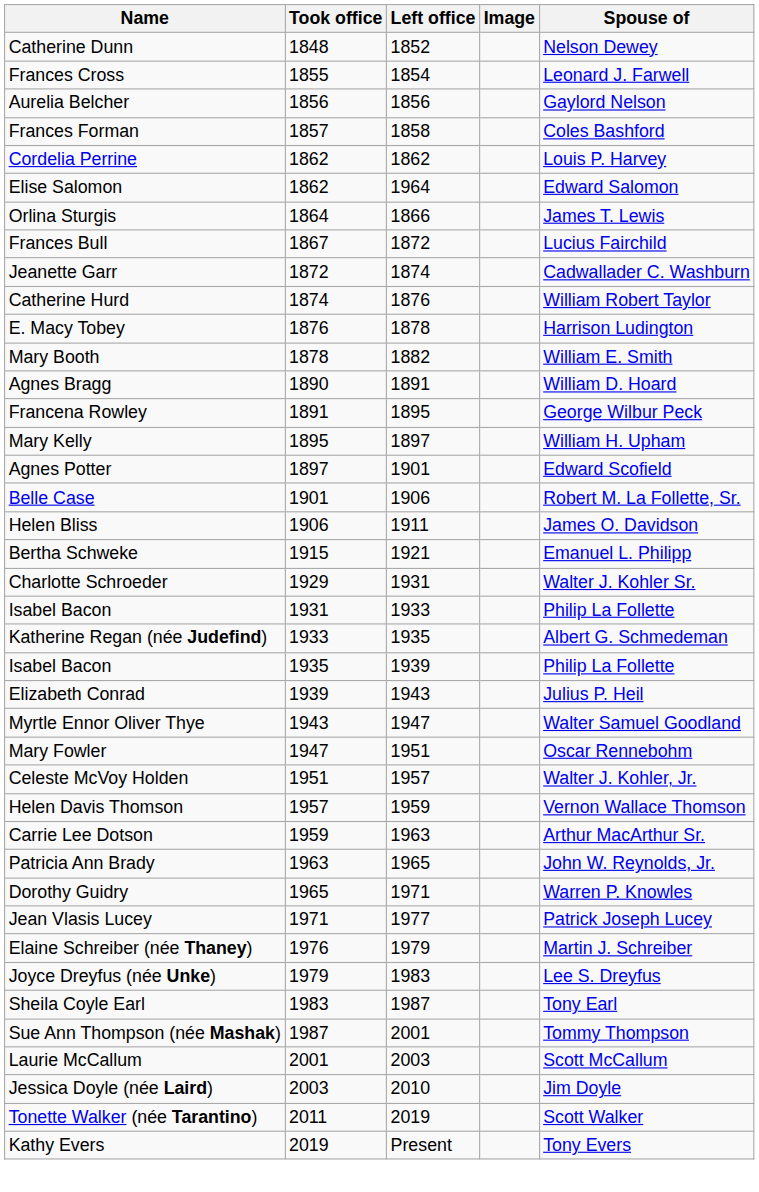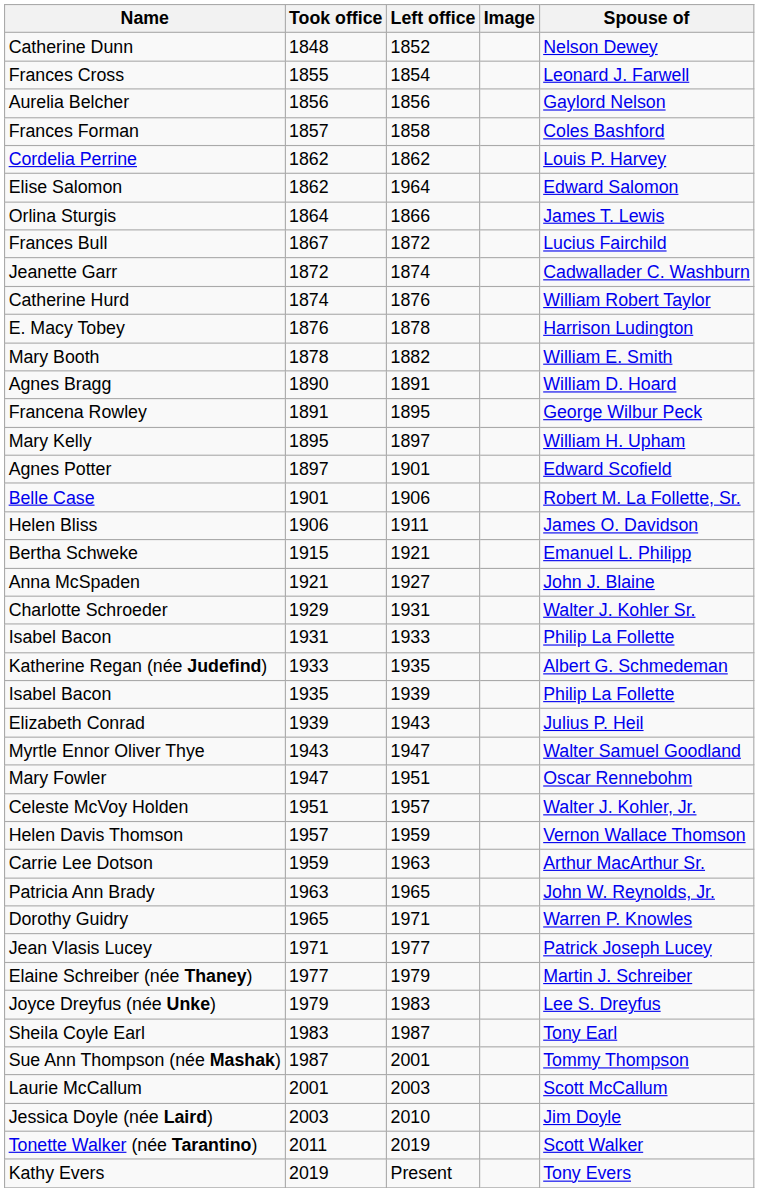+ row: (74, 581)
(309, 948) 1976 -> (309, 976) 1977
